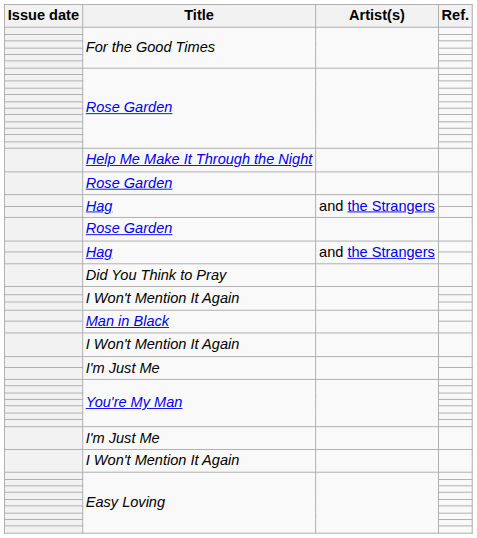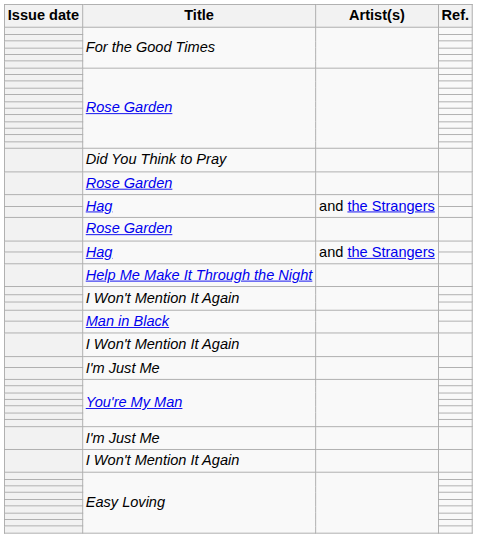rows swapped: (199, 159) <-> (156, 275)
